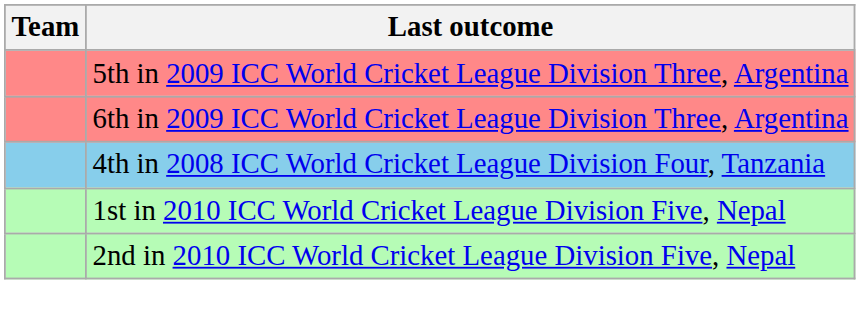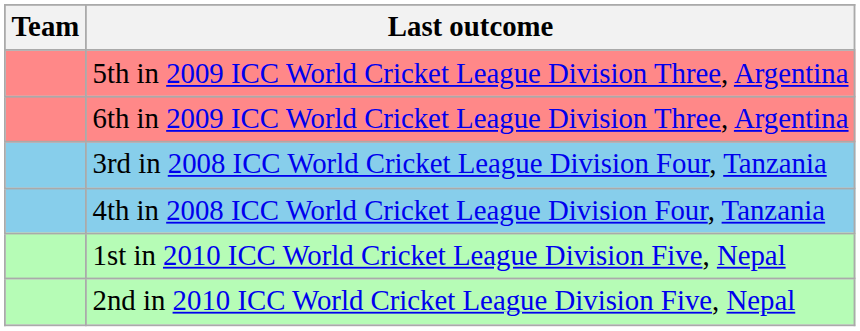+ row: (460, 164)
